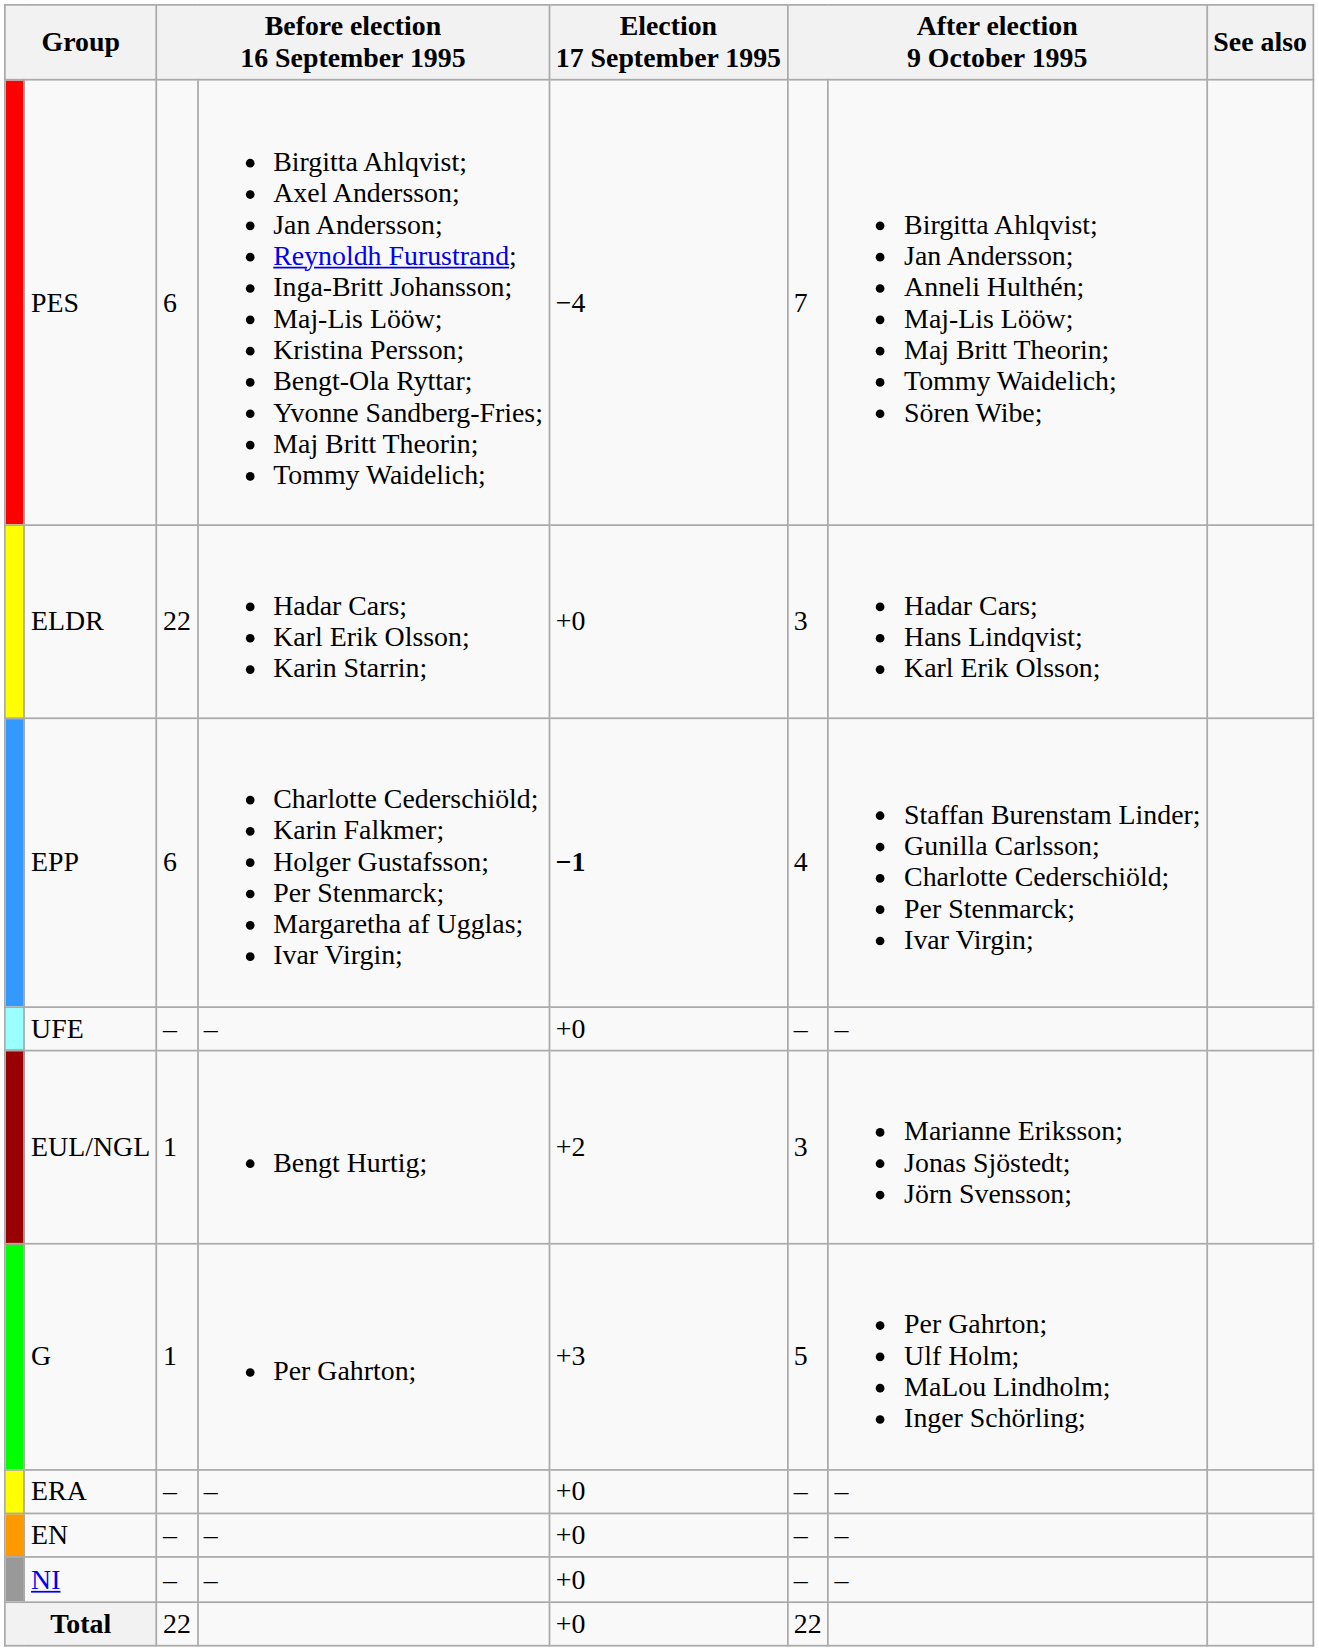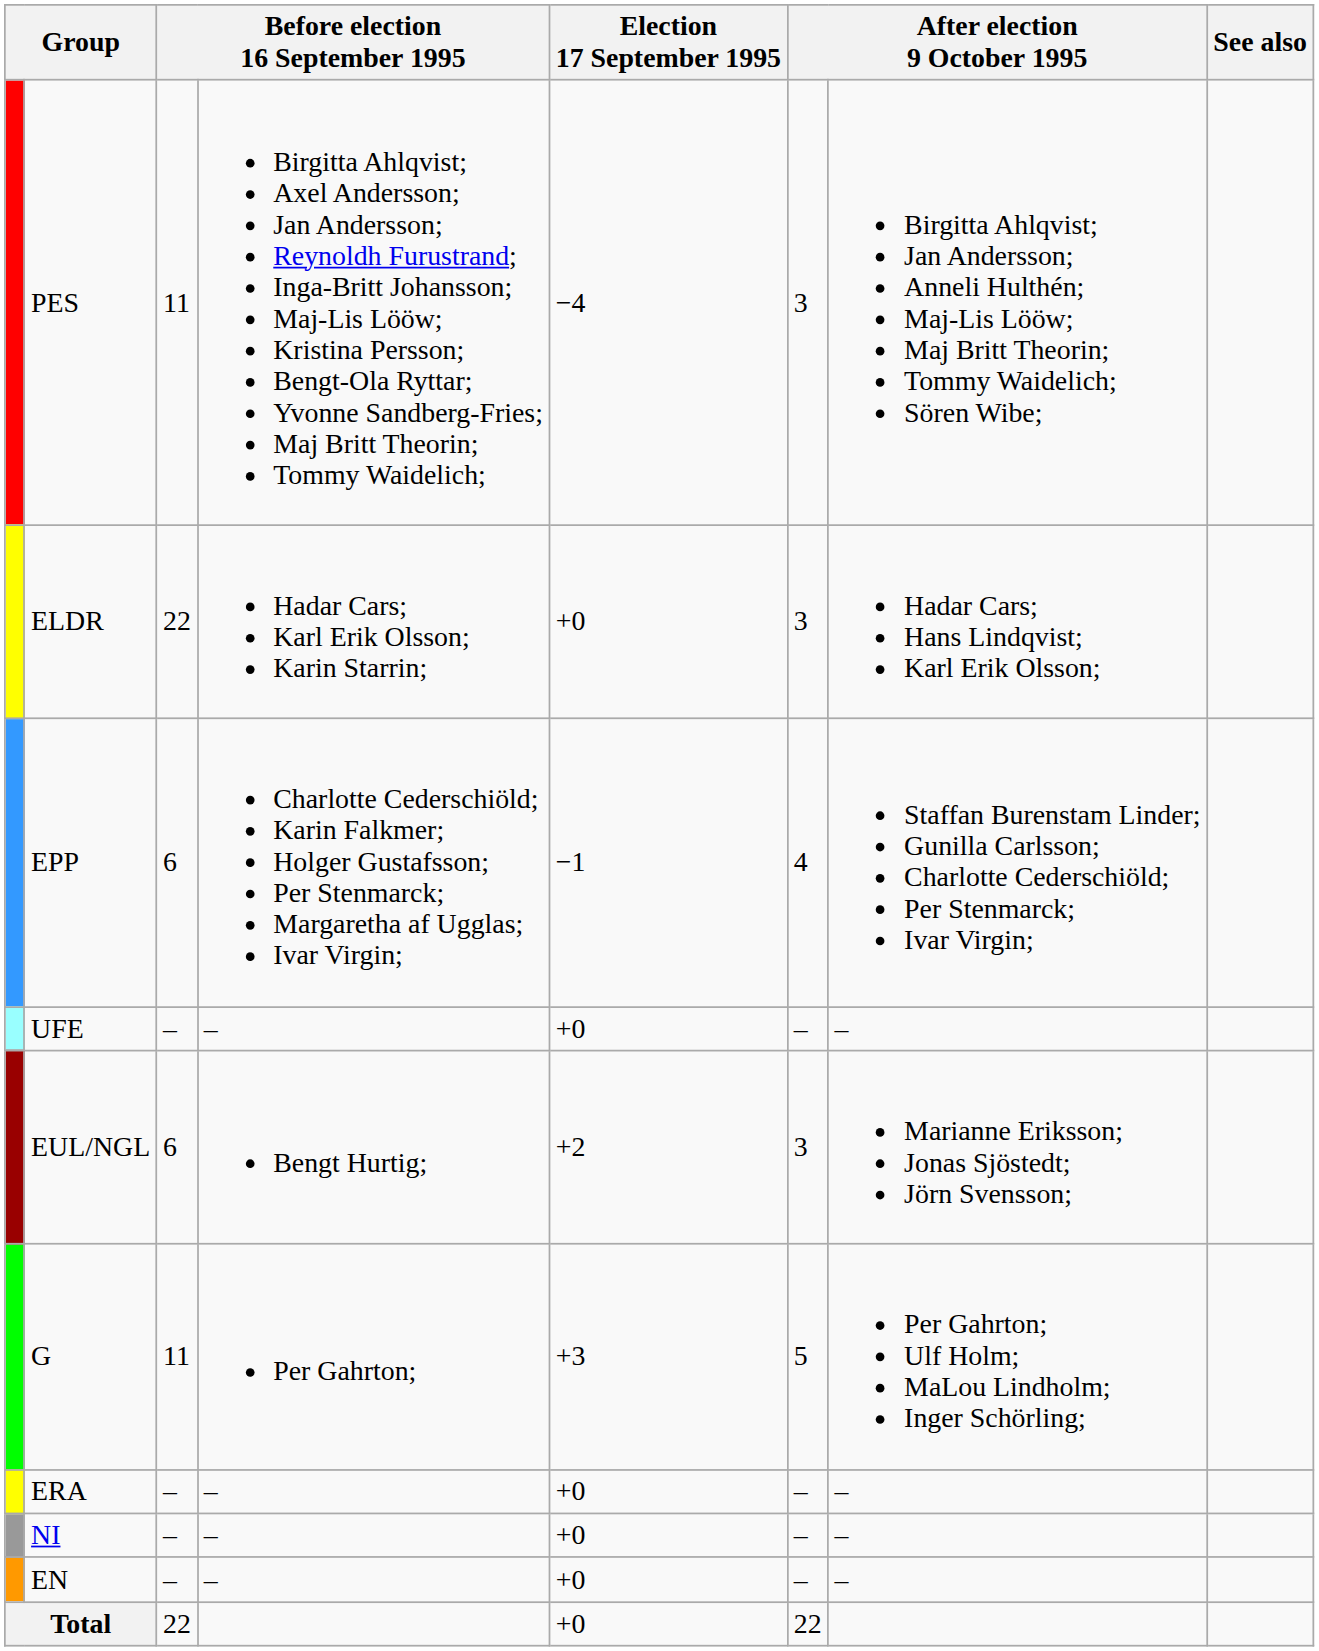(170, 302) 6 -> (176, 302) 11
(801, 302) 7 -> (801, 302) 3
(571, 861) bold -> (571, 861) normal
(170, 1146) 1 -> (170, 1146) 6
(170, 1356) 1 -> (176, 1356) 11
rows swapped: (50, 1535) <-> (46, 1579)
